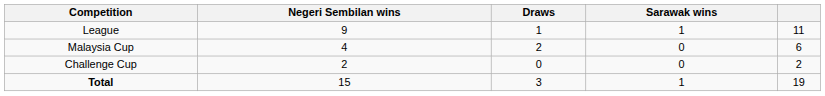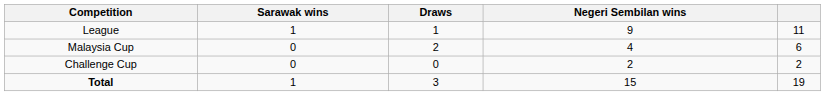columns swapped: (344, 13) <-> (682, 13)
